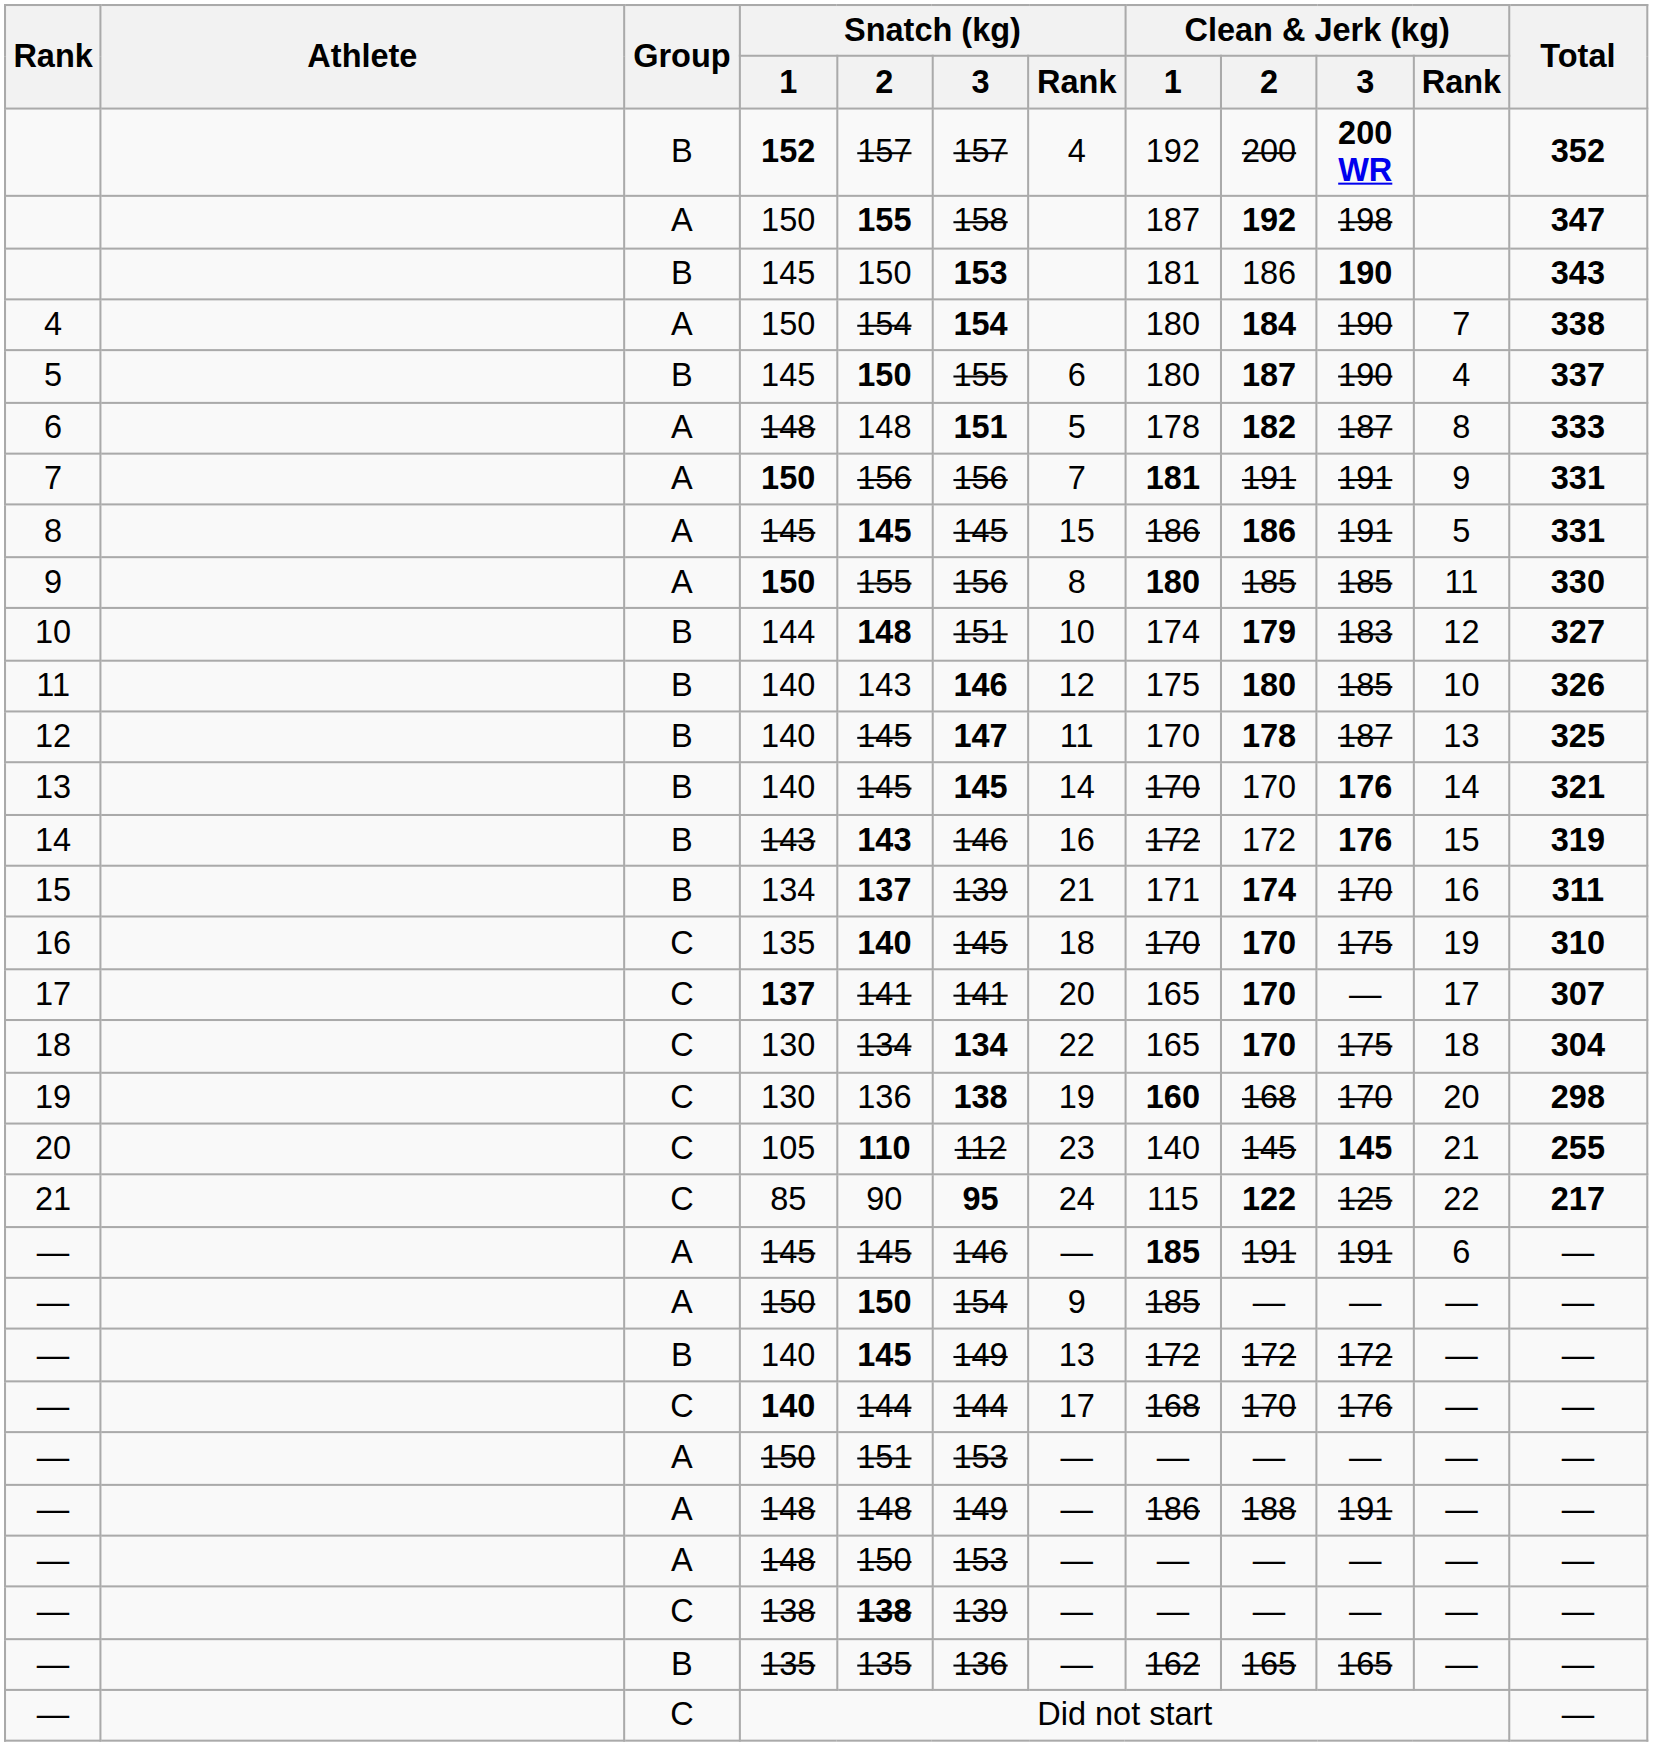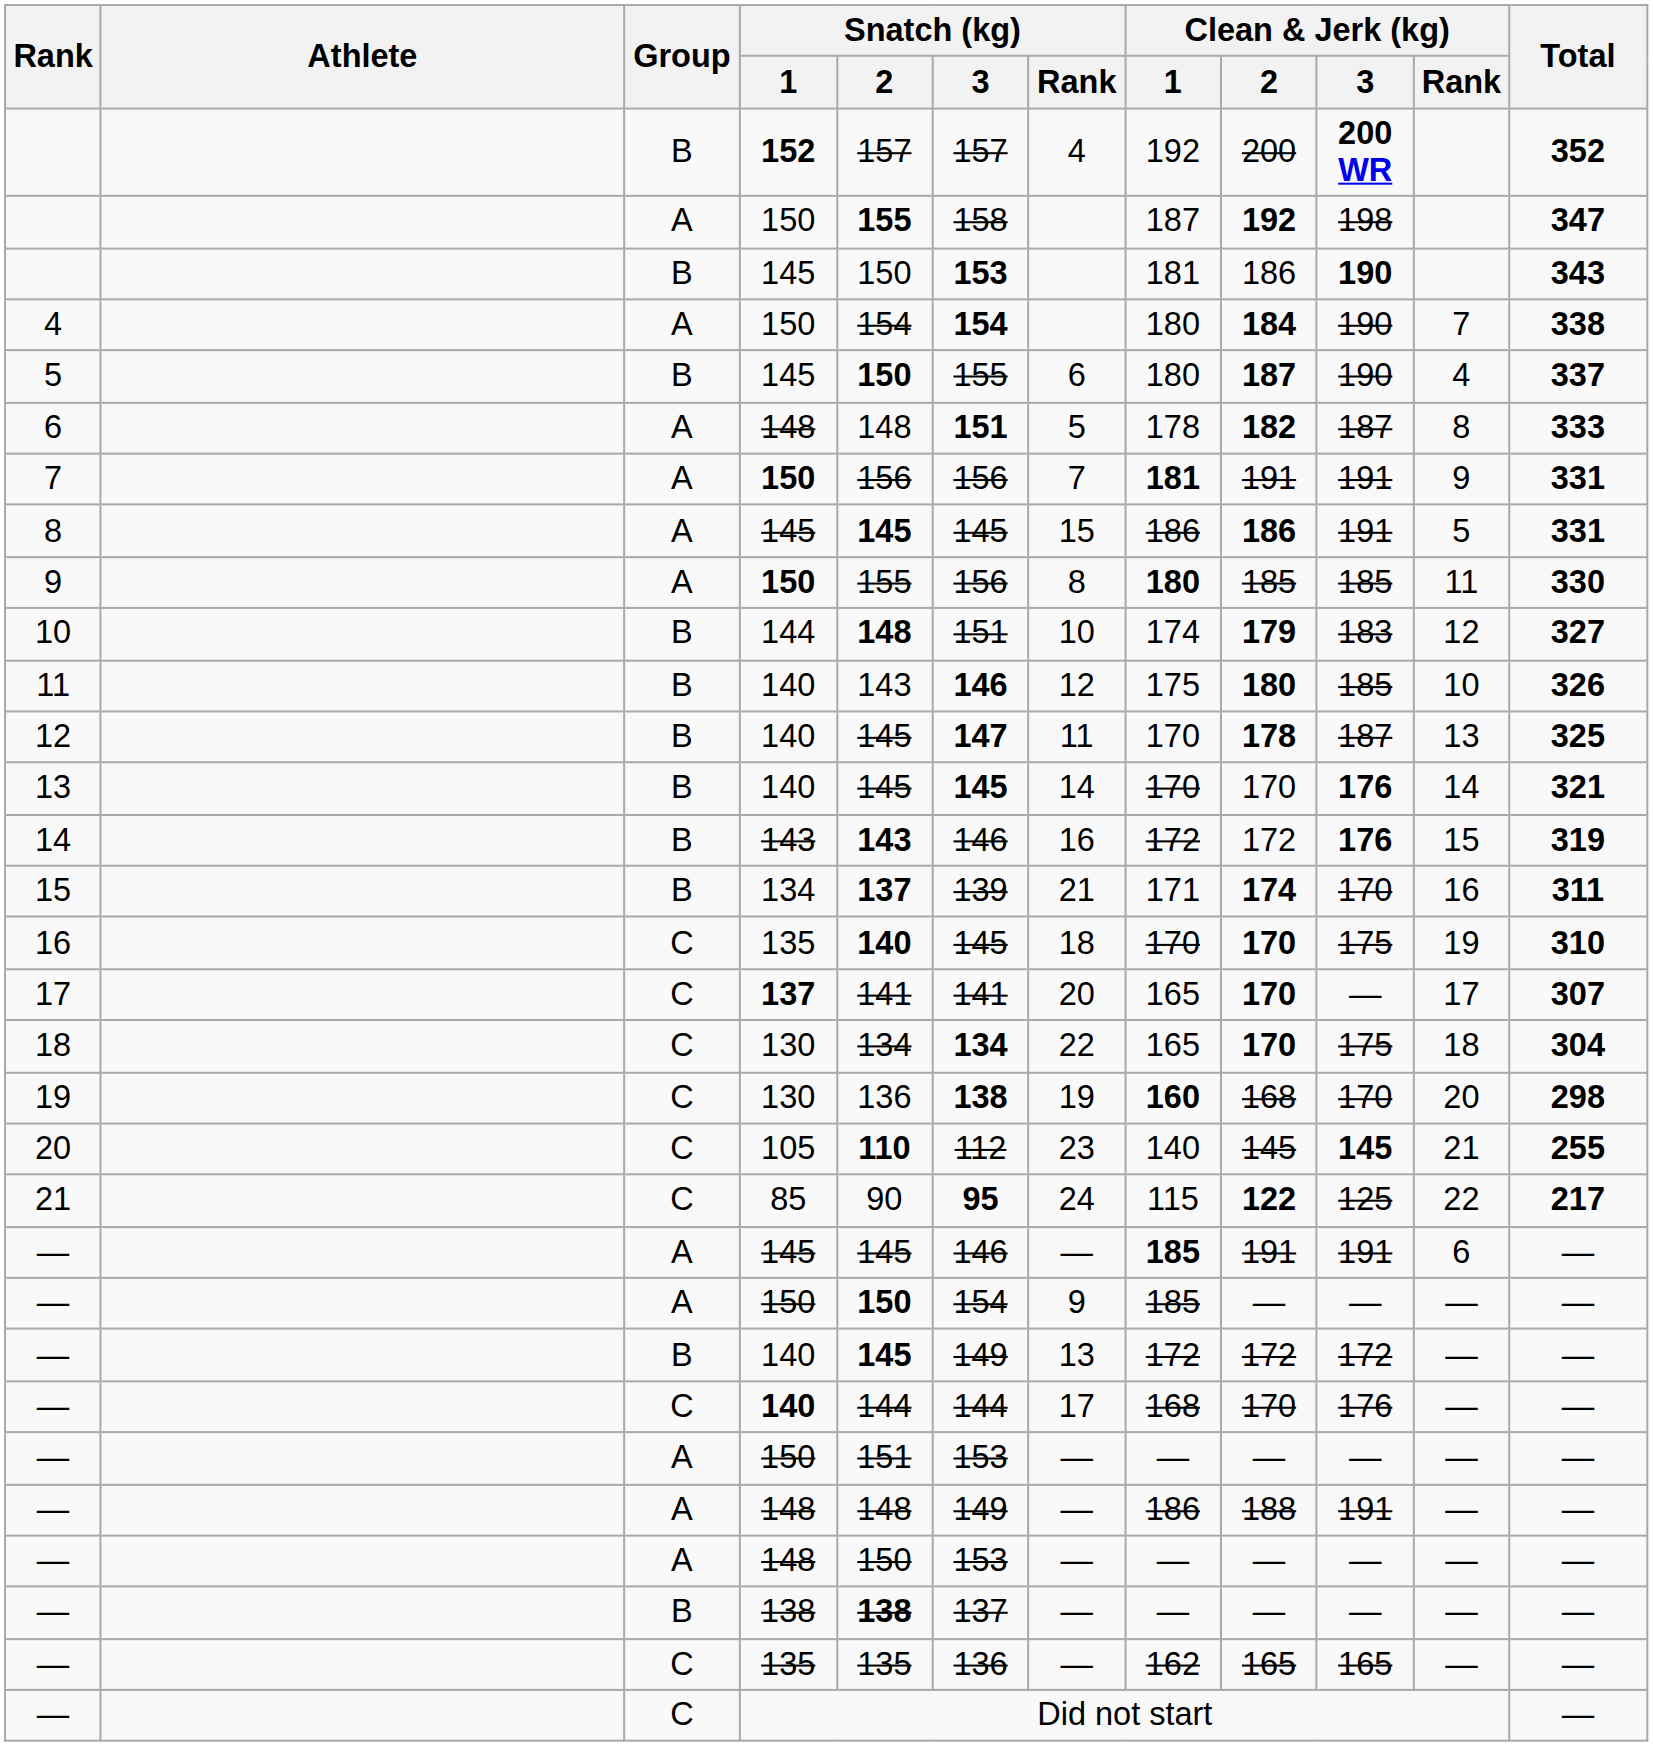(682, 1612) C -> (682, 1612) B
(981, 1612) 139 -> (981, 1612) 137
(682, 1663) B -> (682, 1663) C
